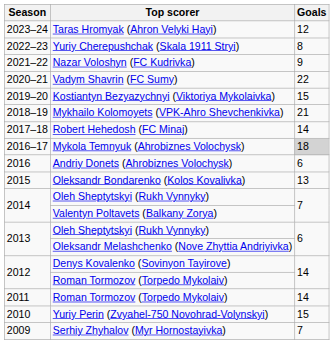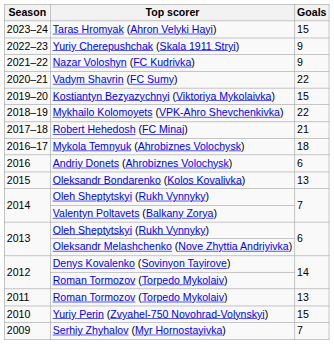(303, 29) 12 -> (303, 29) 15
(300, 46) 8 -> (300, 46) 9
(303, 113) 21 -> (303, 113) 22
(303, 130) 14 -> (303, 130) 21
(303, 146) lightgrey background -> (303, 146) no background
(303, 297) 14 -> (303, 297) 13
